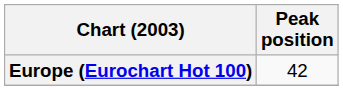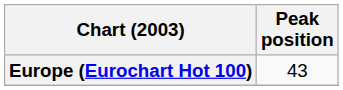(297, 70) 42 -> (297, 70) 43
